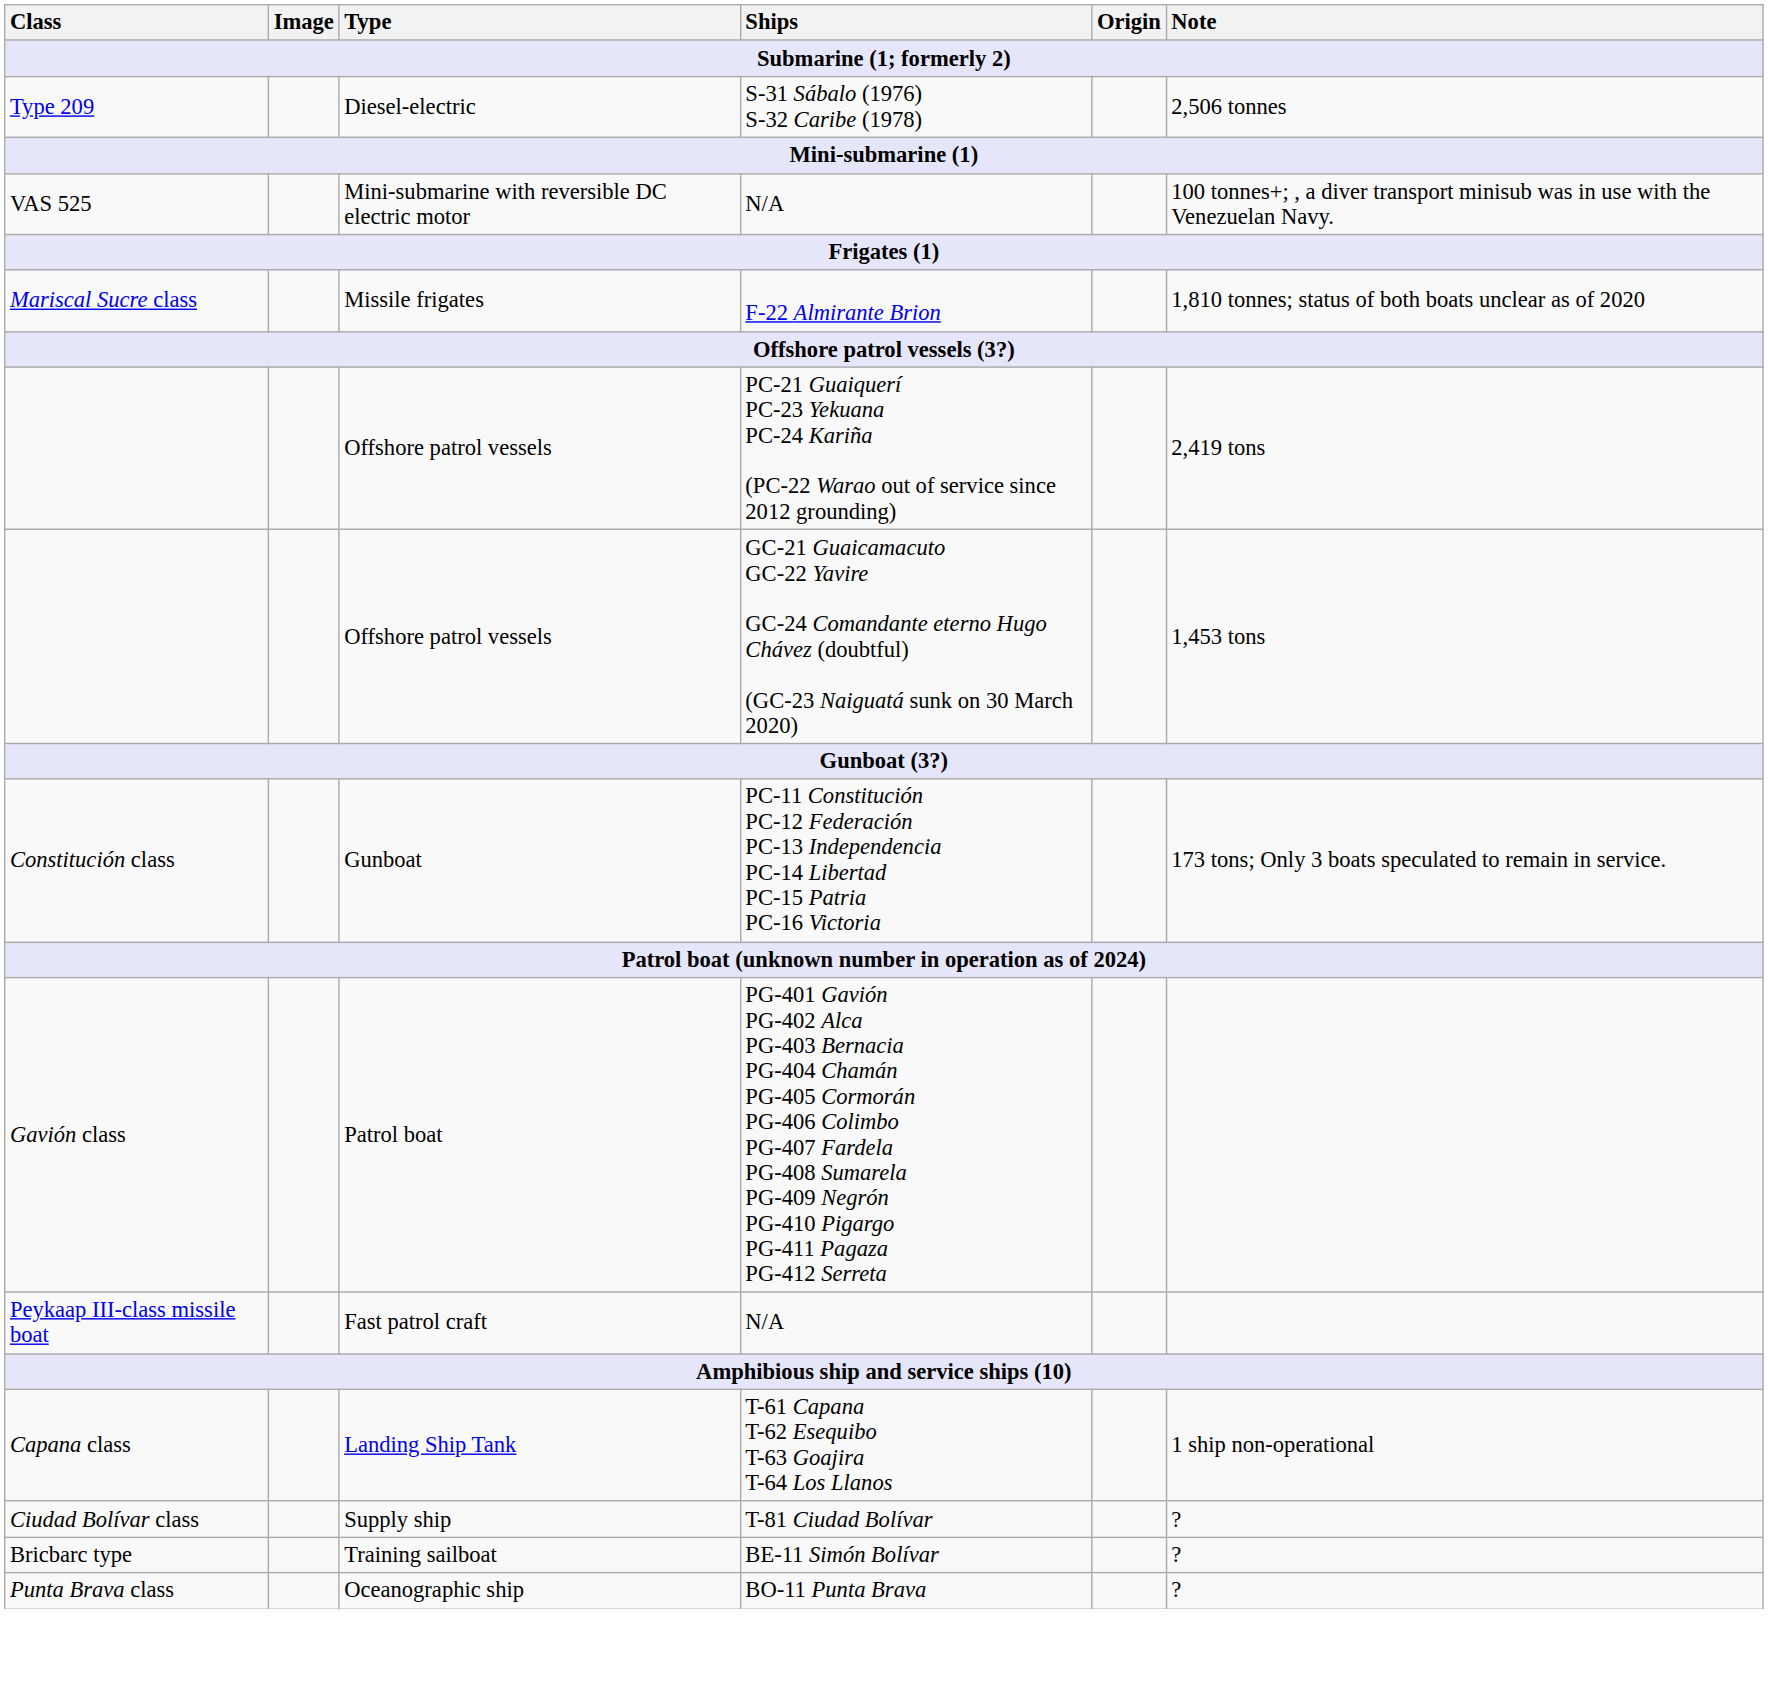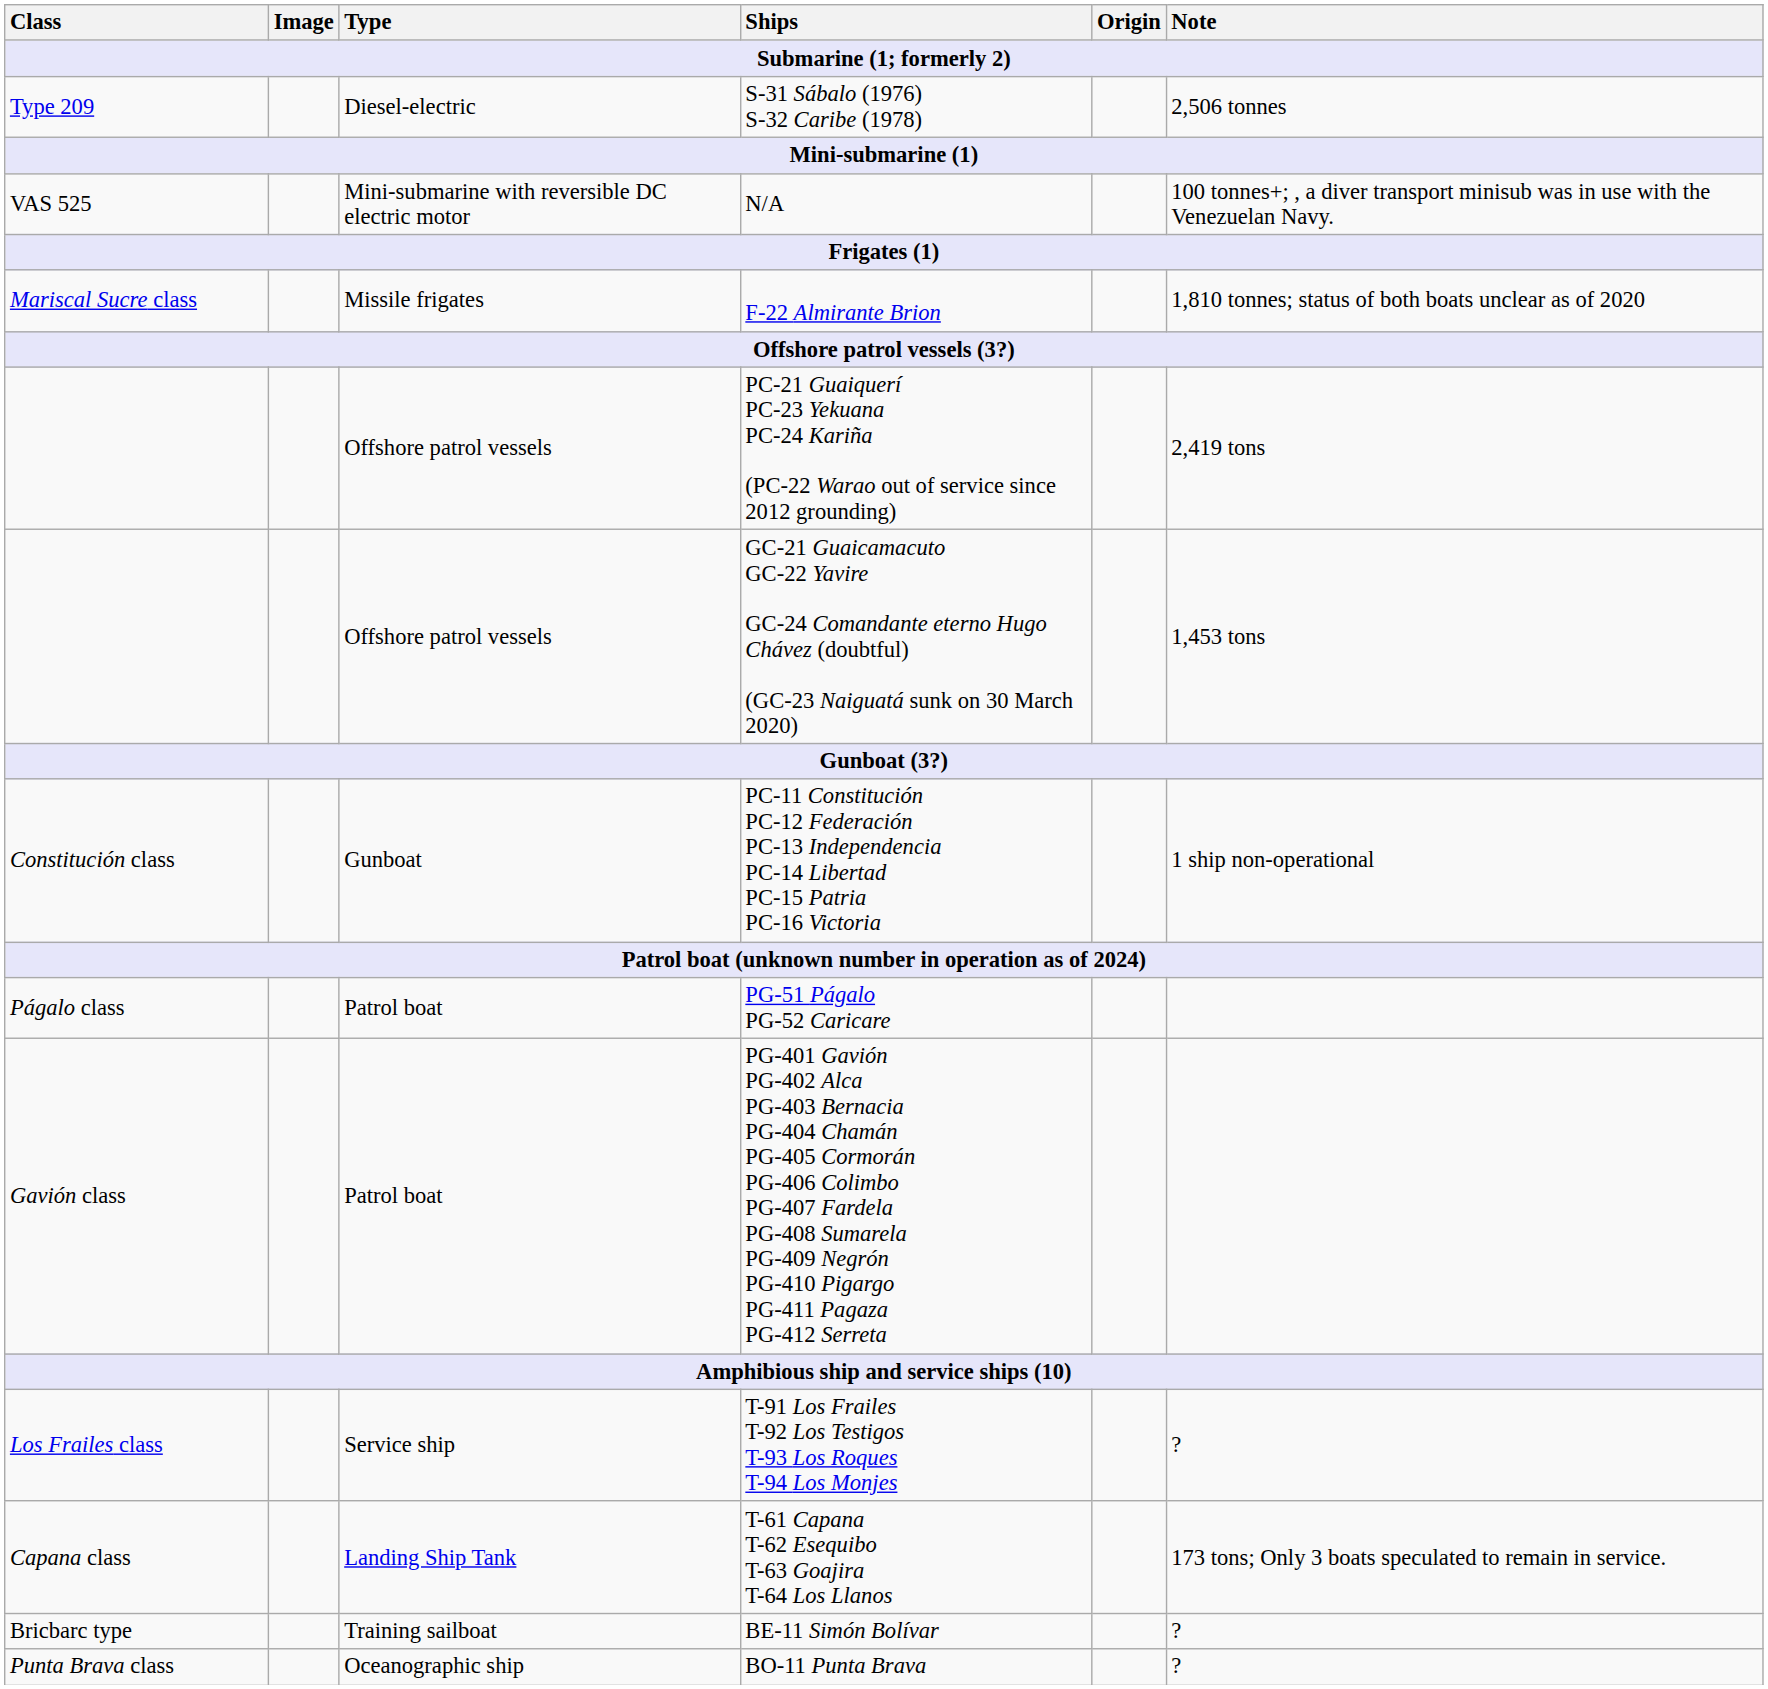(1419, 860) 173 tons; Only 3 boats speculated to remain in service. -> (1273, 860) 1 ship non-operational
+ row: (67, 1007)
- row: (123, 1322)
+ row: (86, 1445)
(1273, 1445) 1 ship non-operational -> (1419, 1556) 173 tons; Only 3 boats speculated to remain in service.
- row: (105, 1518)
